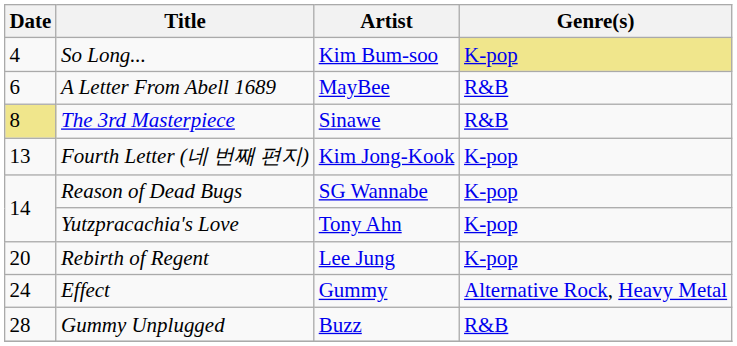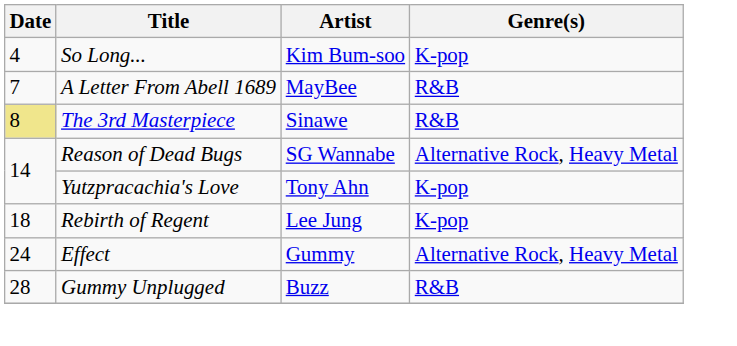(491, 54) khaki background -> (442, 54) no background
(15, 87) 6 -> (15, 87) 7
- row: (185, 155)
(491, 191) K-pop -> (546, 154) Alternative Rock, Heavy Metal
(20, 257) 20 -> (20, 220) 18
